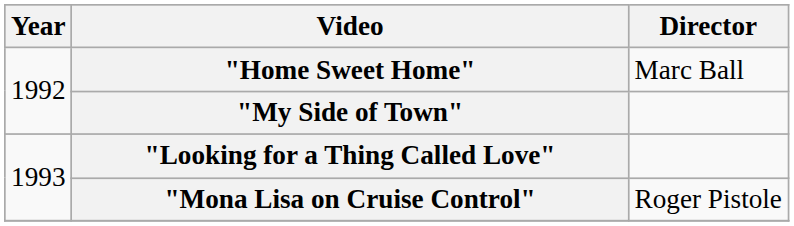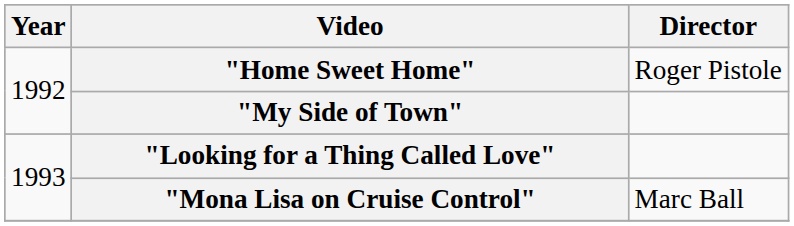(689, 69) Marc Ball -> (708, 69) Roger Pistole
(708, 198) Roger Pistole -> (689, 198) Marc Ball
